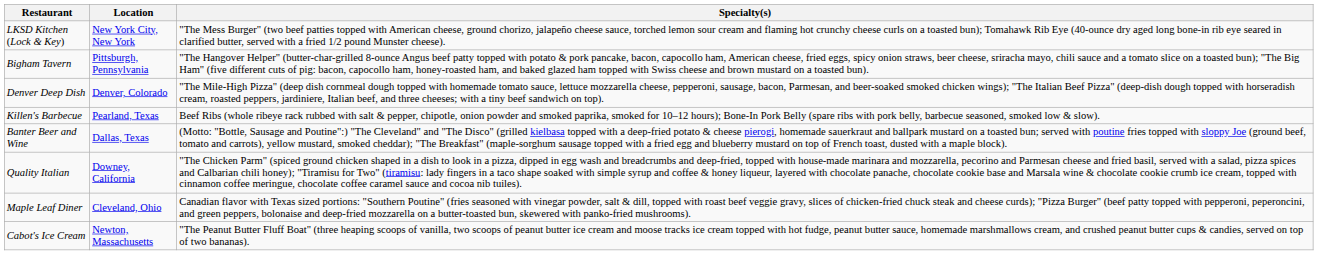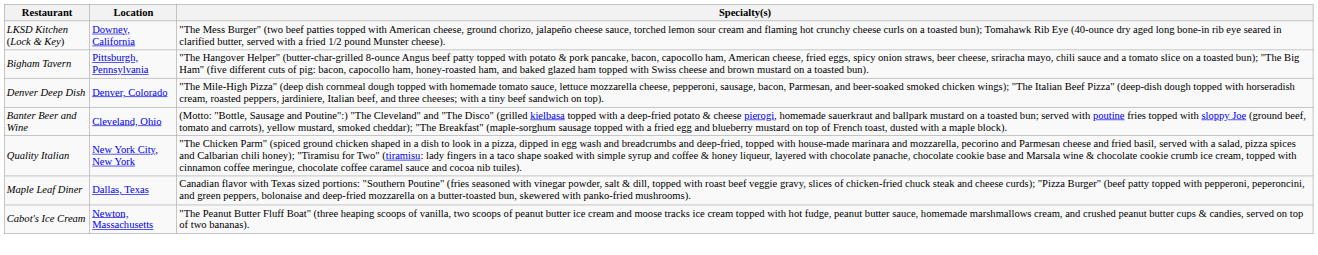(125, 35) New York City, New York -> (114, 35) Downey, California
- row: (44, 115)
(120, 138) Dallas, Texas -> (127, 121) Cleveland, Ohio
(114, 172) Downey, California -> (125, 156) New York City, New York
(127, 207) Cleveland, Ohio -> (120, 190) Dallas, Texas
